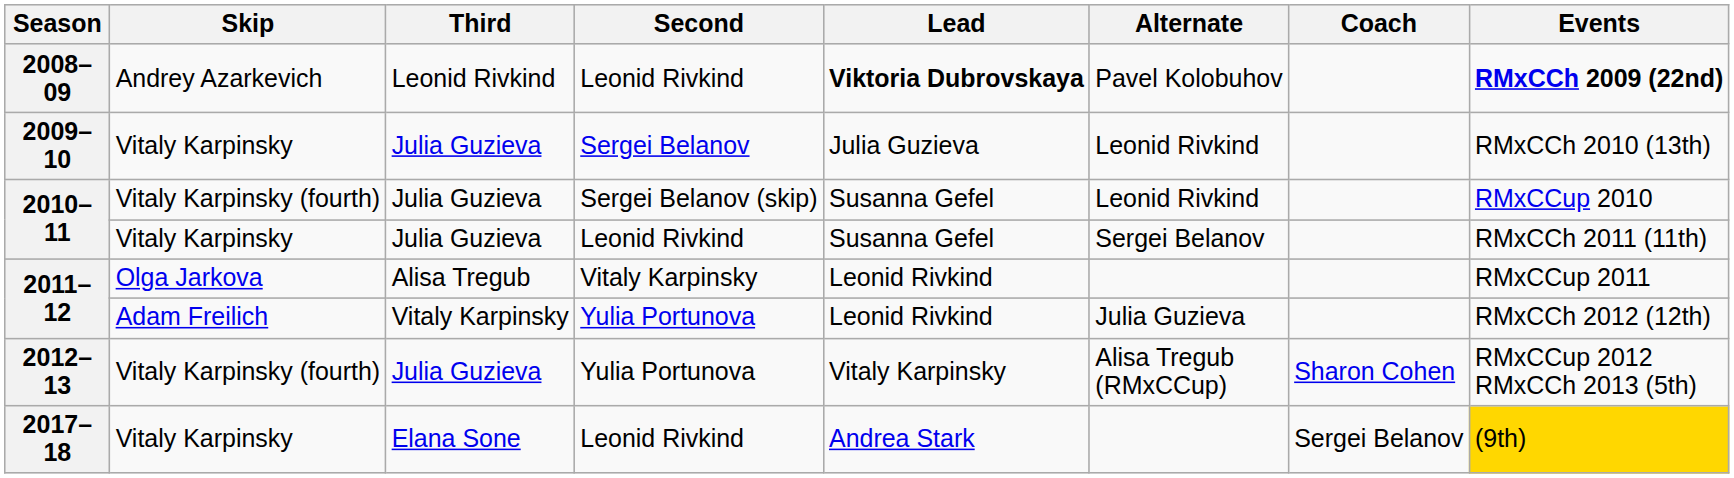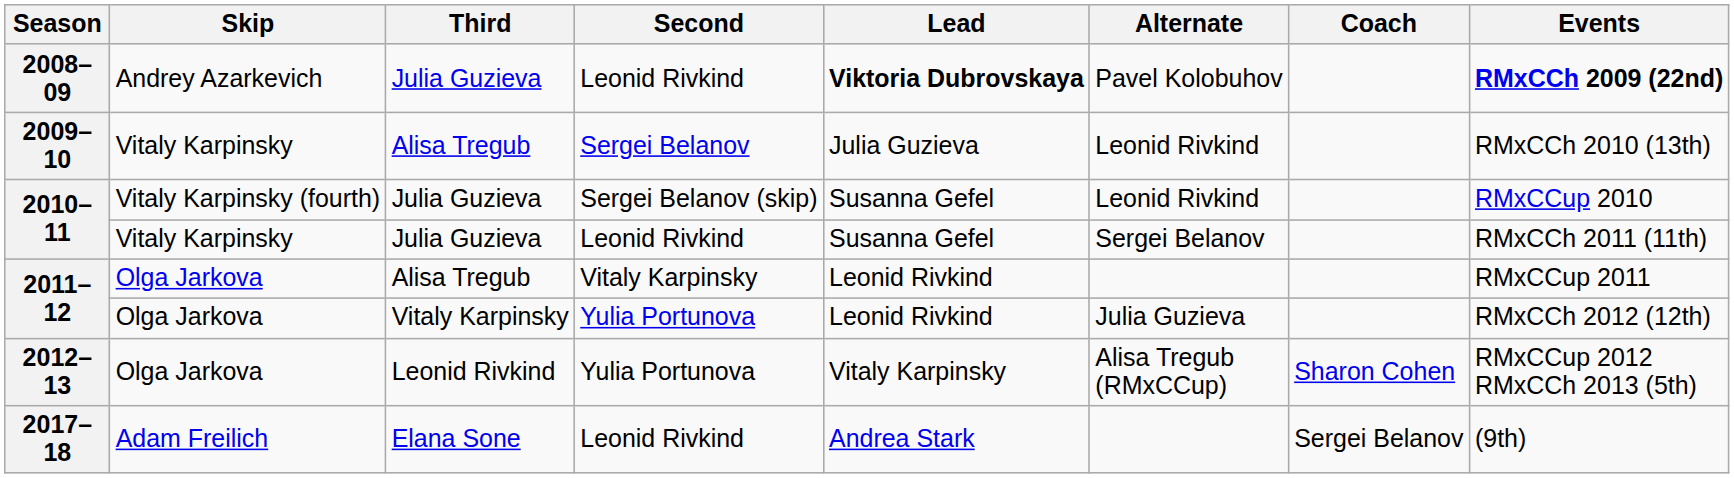(473, 77) Leonid Rivkind -> (467, 77) Julia Guzieva
(467, 145) Julia Guzieva -> (461, 145) Alisa Tregub
(192, 317) Adam Freilich -> (189, 317) Olga Jarkova
(248, 371) Vitaly Karpinsky (fourth) -> (189, 371) Olga Jarkova
(467, 371) Julia Guzieva -> (473, 371) Leonid Rivkind
(204, 439) Vitaly Karpinsky -> (192, 439) Adam Freilich
(1501, 439) gold background -> (1501, 439) no background
